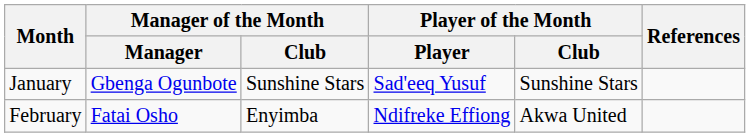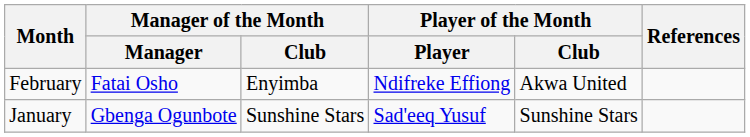rows swapped: (40, 83) <-> (45, 115)
